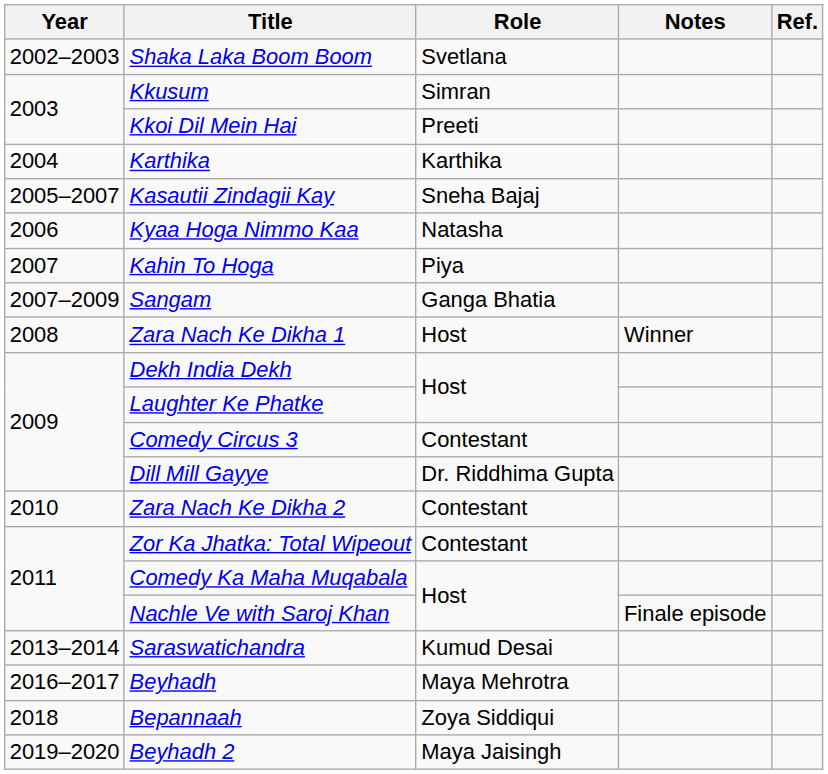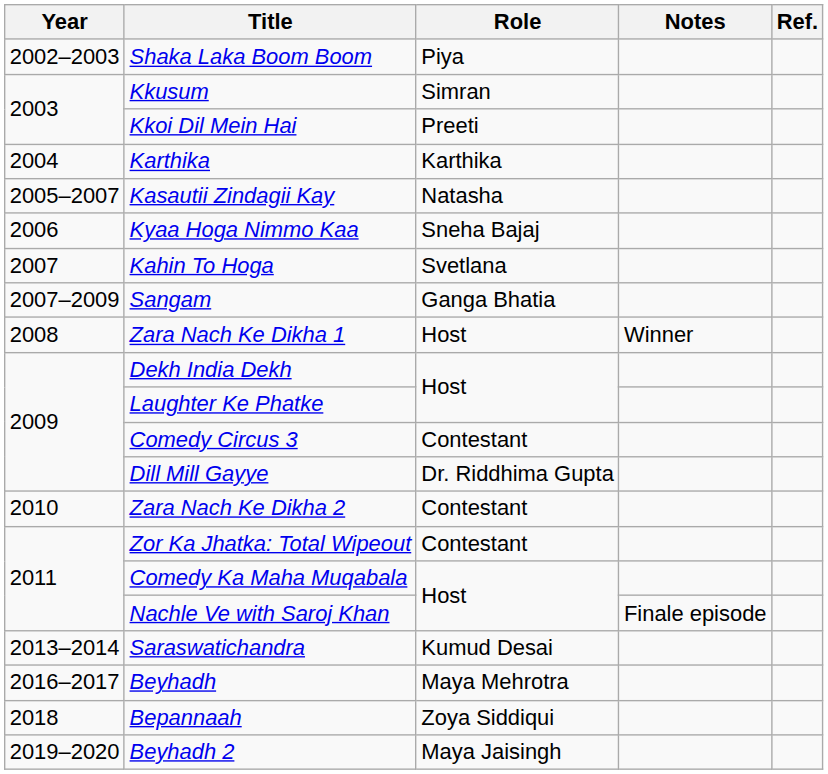(464, 56) Svetlana -> (443, 56) Piya
(480, 195) Sneha Bajaj -> (462, 195) Natasha
(462, 230) Natasha -> (480, 230) Sneha Bajaj
(443, 265) Piya -> (464, 265) Svetlana
